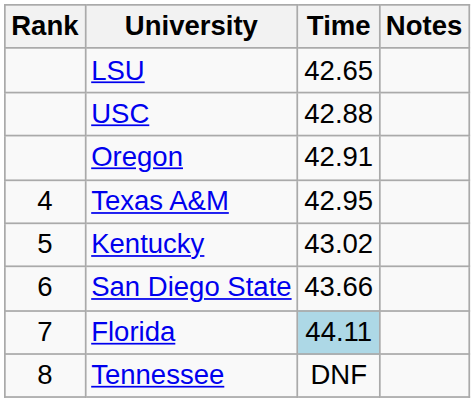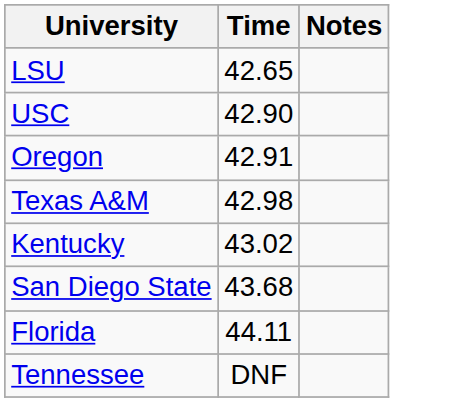- column: (45, 26)
(339, 113) 42.88 -> (259, 113) 42.90
(339, 200) 42.95 -> (259, 200) 42.98
(339, 288) 43.66 -> (259, 288) 43.68
(339, 331) lightblue background -> (259, 331) no background
